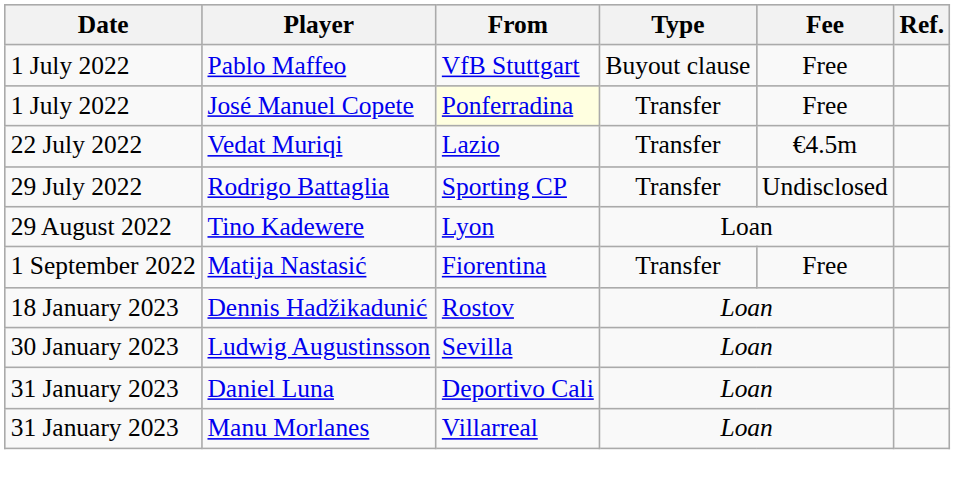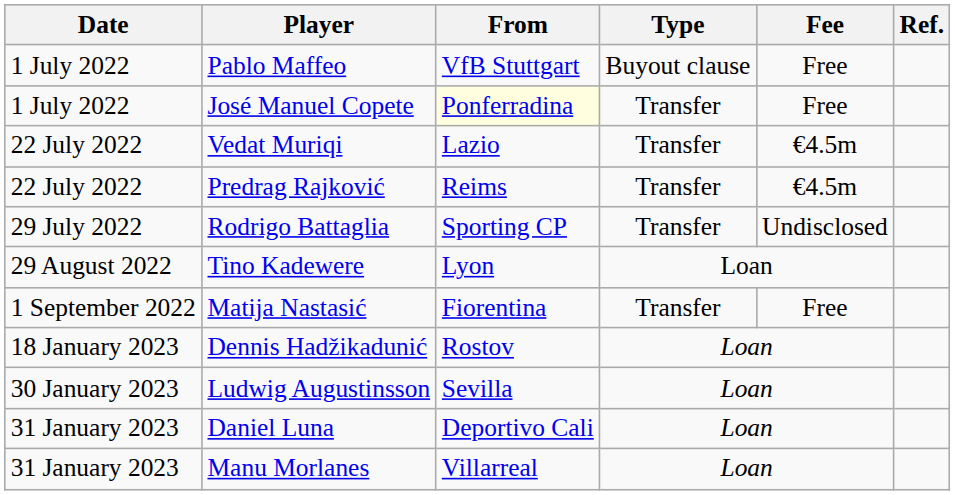+ row: (296, 186)
